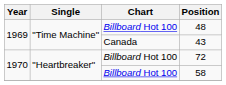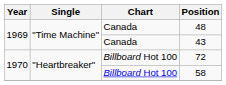(140, 27) Billboard Hot 100 -> (120, 27) Canada
